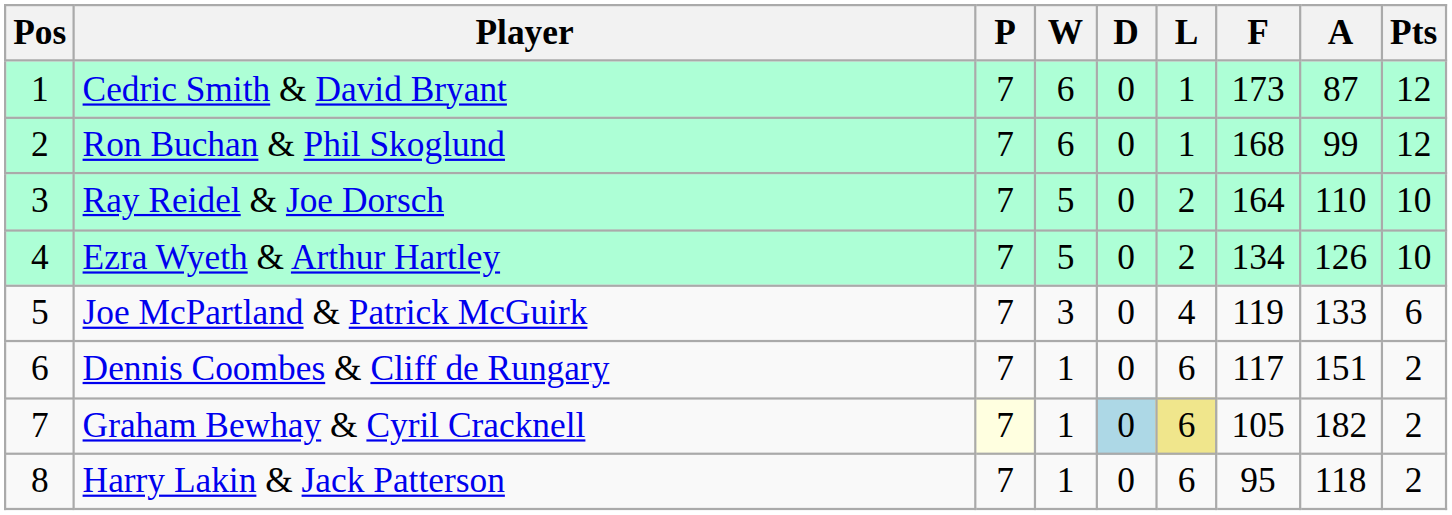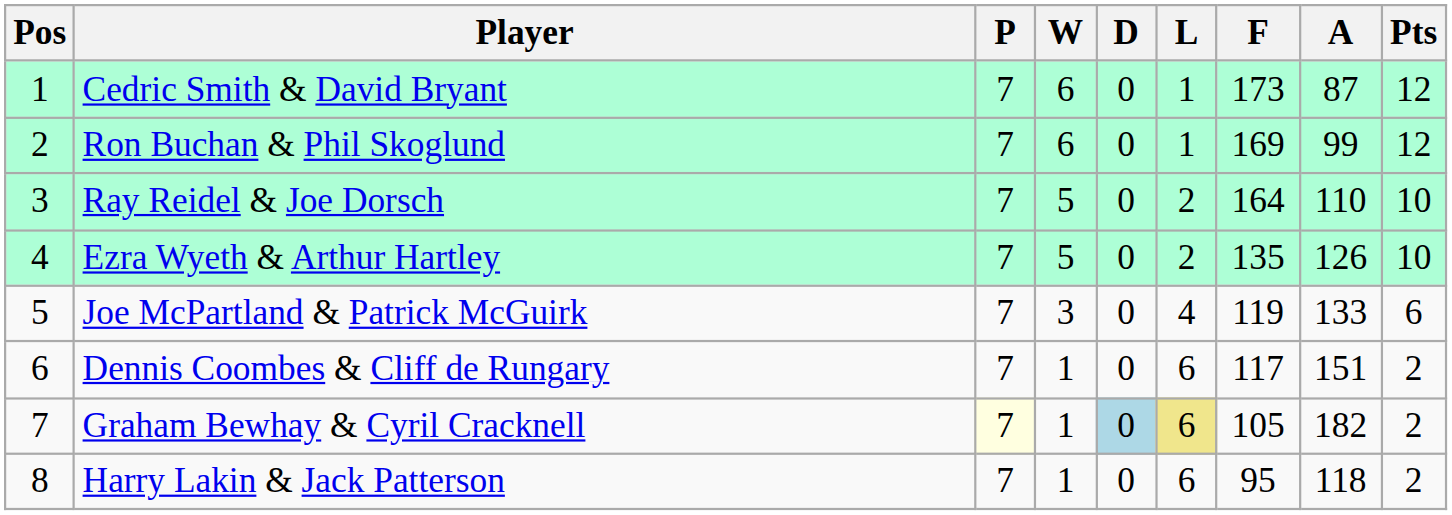(1258, 144) 168 -> (1258, 144) 169
(1258, 256) 134 -> (1258, 256) 135
